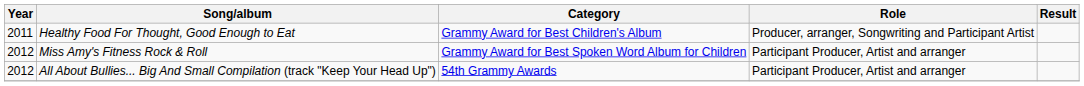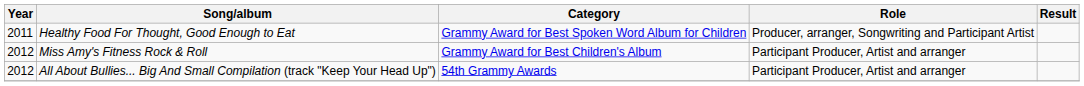(551, 33) Grammy Award for Best Children's Album -> (594, 33) Grammy Award for Best Spoken Word Album for Children
(594, 52) Grammy Award for Best Spoken Word Album for Children -> (551, 52) Grammy Award for Best Children's Album
